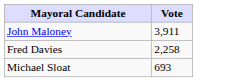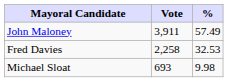+ column: (208, 13)
